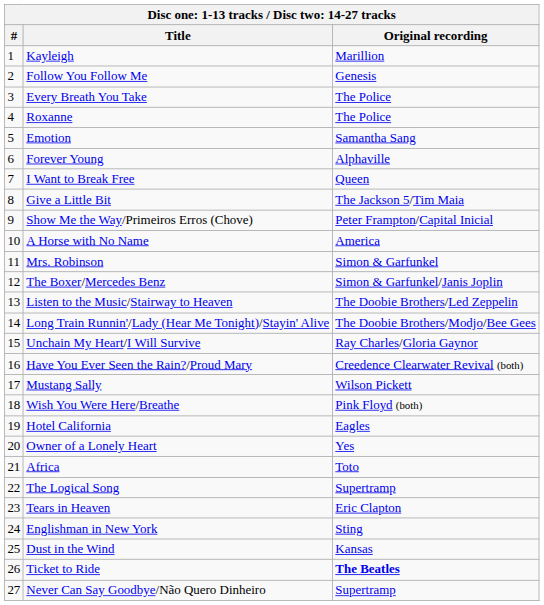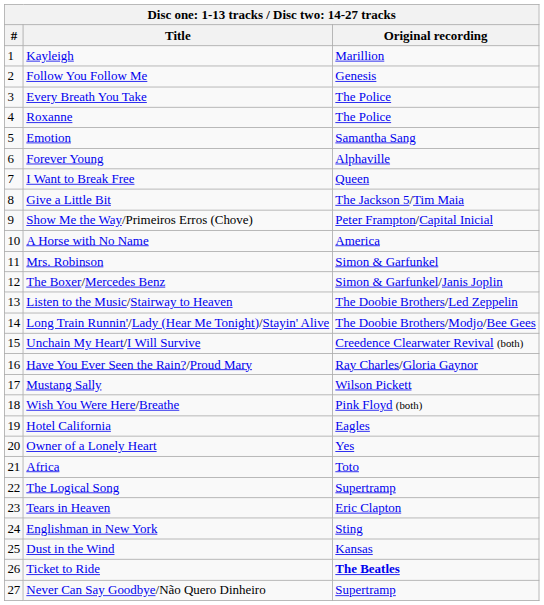(407, 343) Ray Charles/Gloria Gaynor -> (429, 343) Creedence Clearwater Revival (both)
(429, 364) Creedence Clearwater Revival (both) -> (407, 364) Ray Charles/Gloria Gaynor
